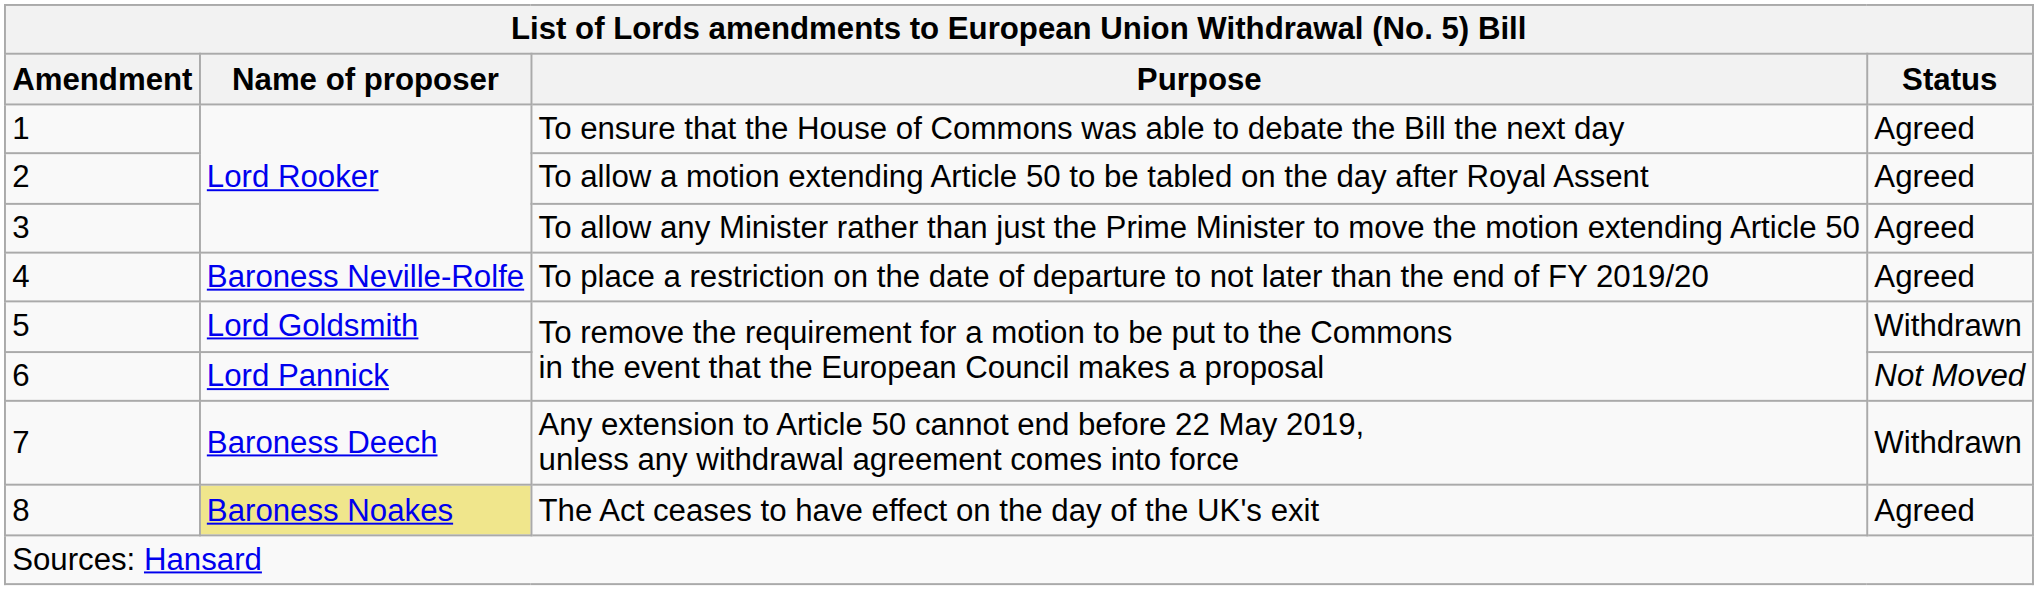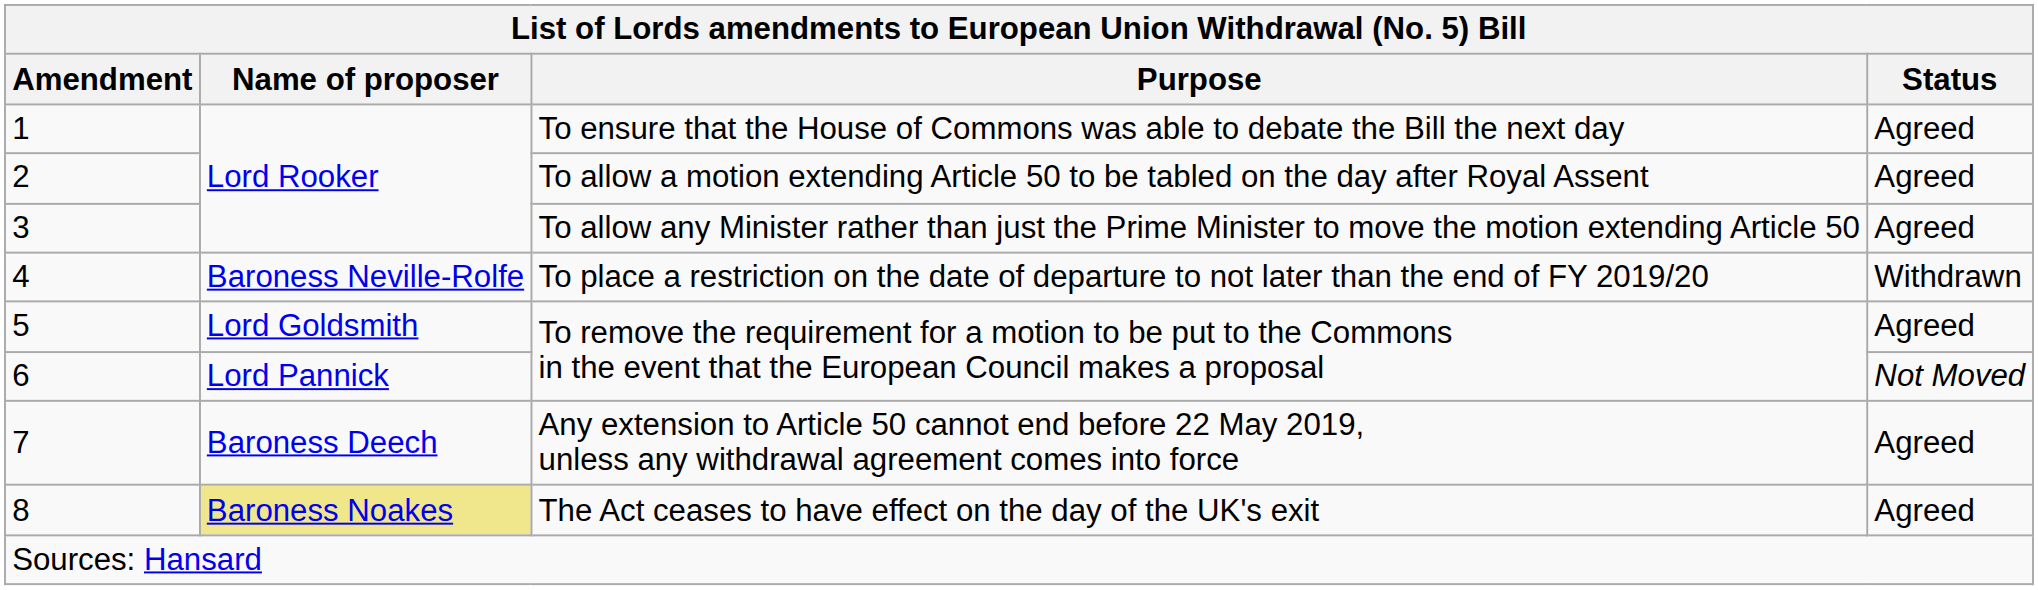(1925, 276) Agreed -> (1948, 276) Withdrawn
(1948, 326) Withdrawn -> (1925, 326) Agreed
(1948, 442) Withdrawn -> (1925, 442) Agreed
